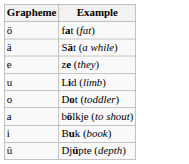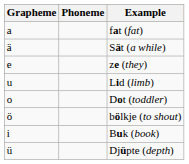+ column: (83, 13)
(10, 30) ö -> (9, 30) a
(9, 116) a -> (10, 116) ö
